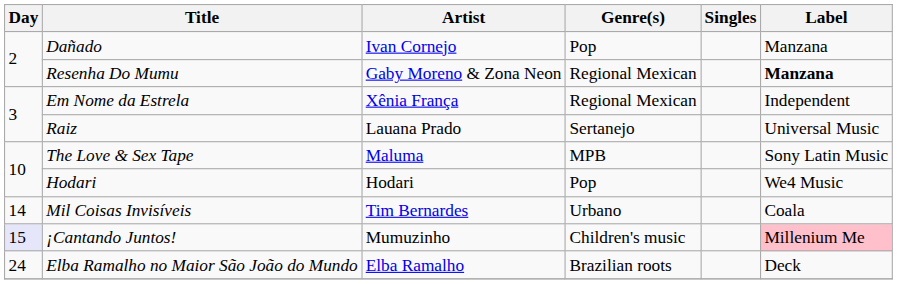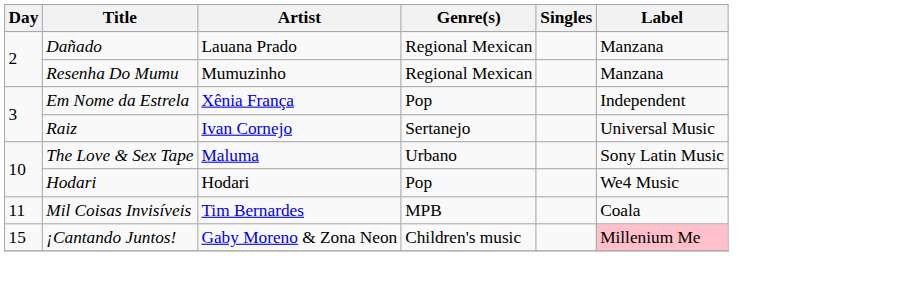(411, 45) Ivan Cornejo -> (249, 45) Lauana Prado
(583, 45) Pop -> (469, 45) Regional Mexican
(464, 73) Gaby Moreno & Zona Neon -> (244, 73) Mumuzinho
(799, 73) bold -> (632, 73) normal
(633, 100) Regional Mexican -> (419, 100) Pop
(413, 127) Lauana Prado -> (247, 127) Ivan Cornejo
(588, 155) MPB -> (431, 155) Urbano
(17, 210) 14 -> (17, 210) 11
(595, 210) Urbano -> (423, 210) MPB
(17, 237) lavender background -> (17, 237) no background
(408, 237) Mumuzinho -> (299, 237) Gaby Moreno & Zona Neon
- row: (202, 264)
